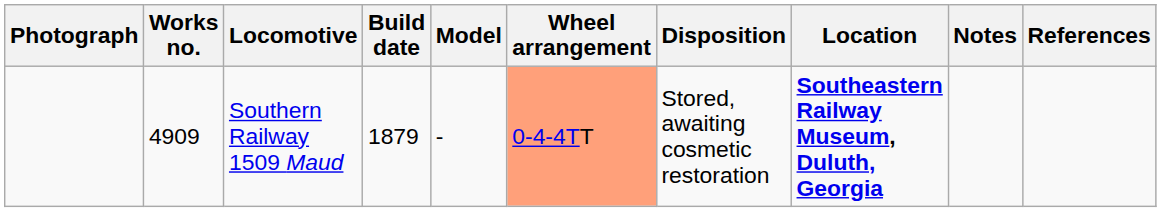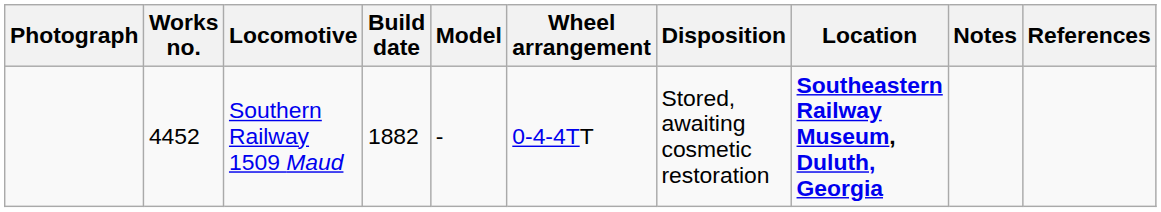(174, 136) 4909 -> (174, 136) 4452
(393, 136) 1879 -> (393, 136) 1882
(553, 136) lightsalmon background -> (553, 136) no background
